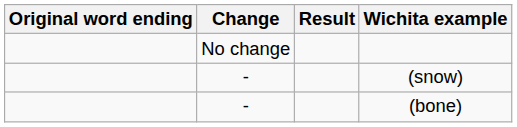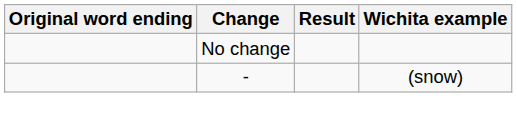- row: (436, 106)
